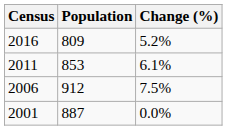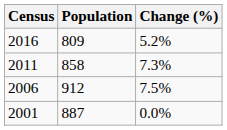(73, 64) 853 -> (73, 64) 858
(155, 64) 6.1% -> (155, 64) 7.3%
